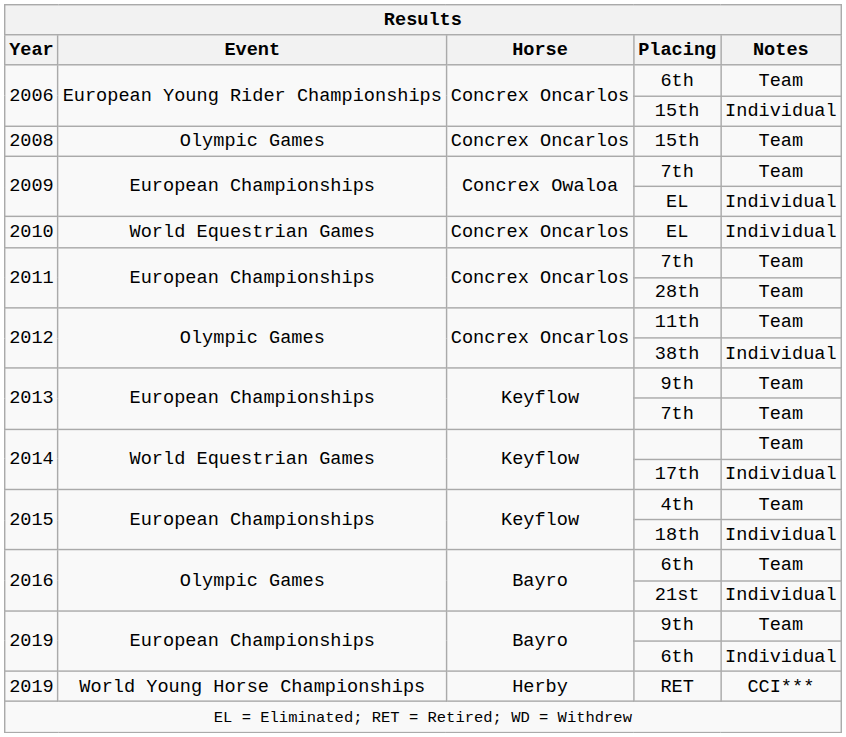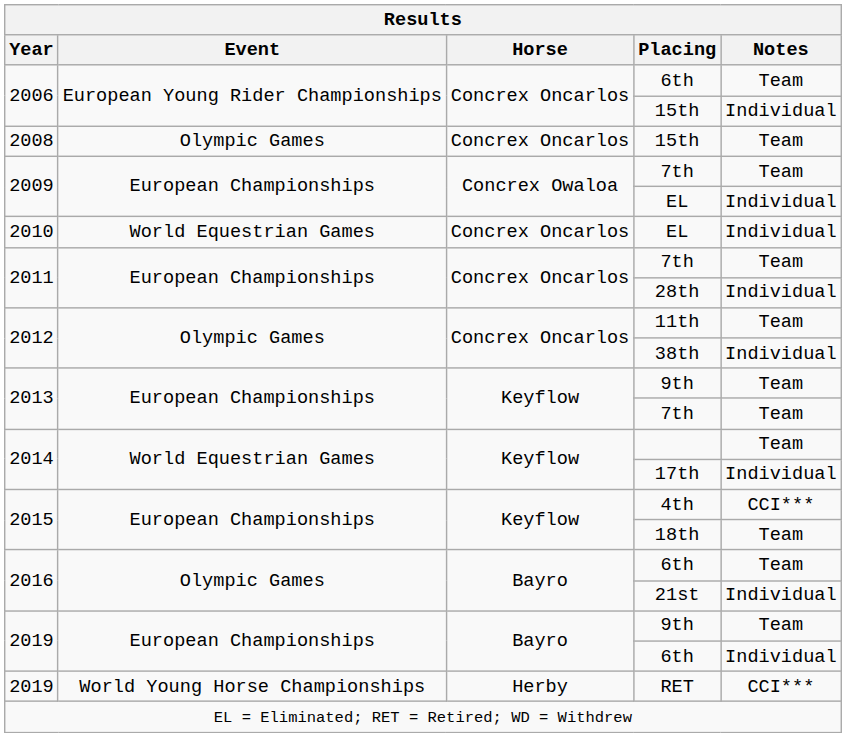(781, 293) Team -> (781, 293) Individual
(781, 505) Team -> (781, 505) CCI***
(781, 535) Individual -> (781, 535) Team
